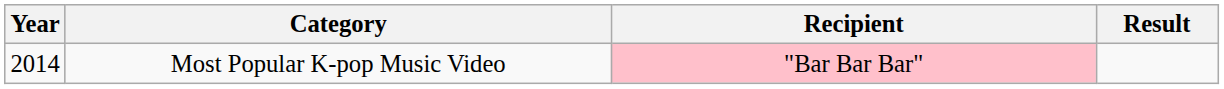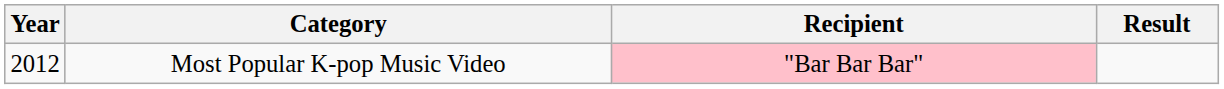(35, 63) 2014 -> (35, 63) 2012
